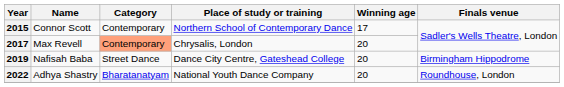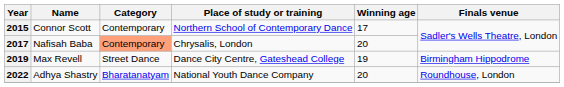(58, 44) Max Revell -> (63, 44) Nafisah Baba
(63, 59) Nafisah Baba -> (58, 59) Max Revell
(362, 59) 20 -> (362, 59) 19
